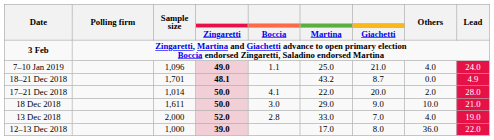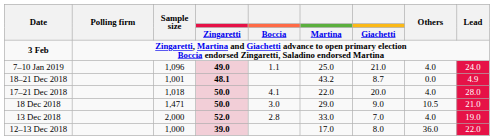(175, 79) 1,701 -> (175, 79) 1,001
(175, 92) 1,014 -> (175, 92) 1,018
(430, 92) 2.0 -> (430, 92) 4.0
(175, 104) 1,611 -> (175, 104) 1,471
(430, 104) 10.0 -> (430, 104) 10.5
